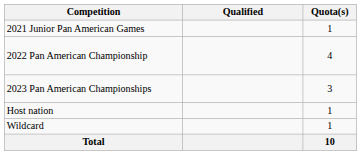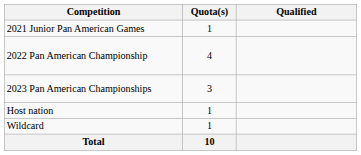columns swapped: (330, 12) <-> (243, 12)
